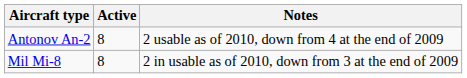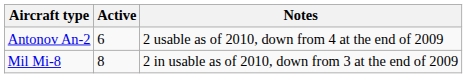(101, 38) 8 -> (101, 38) 6
